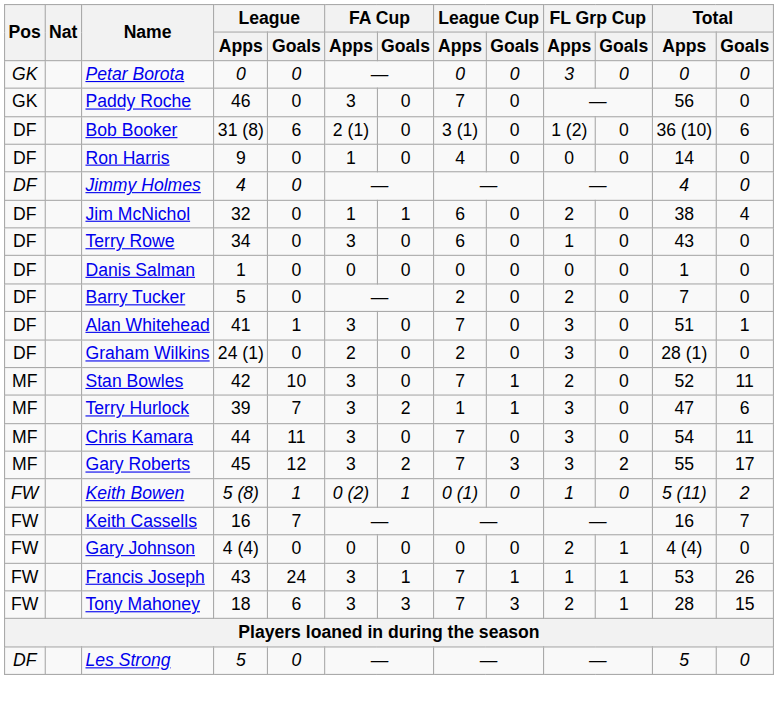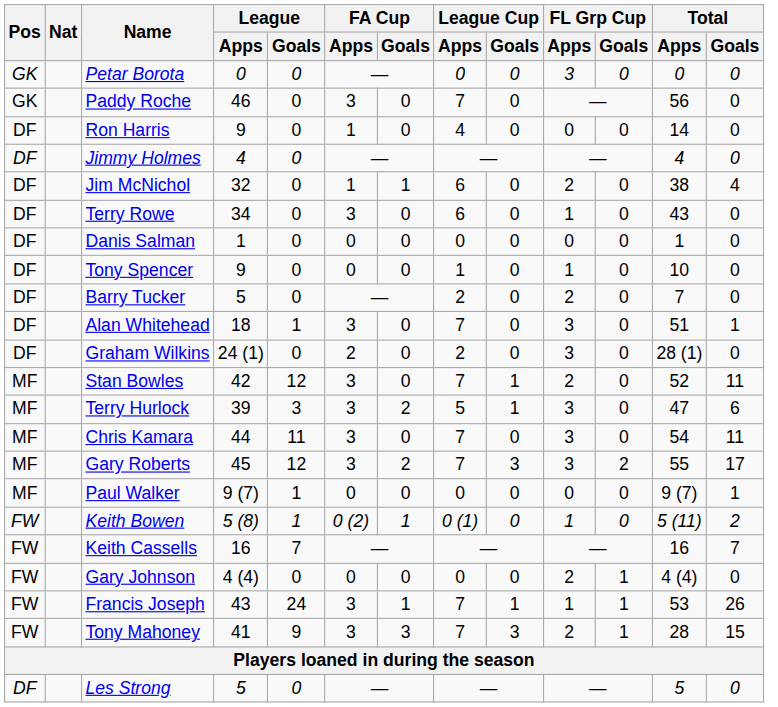- row: (131, 130)
+ row: (139, 269)
(241, 325) 41 -> (241, 325) 18
(296, 381) 10 -> (296, 381) 12
(296, 409) 7 -> (296, 409) 3
(460, 409) 1 -> (460, 409) 5
+ row: (133, 492)
(241, 604) 18 -> (241, 632) 41
(296, 604) 6 -> (296, 632) 9
